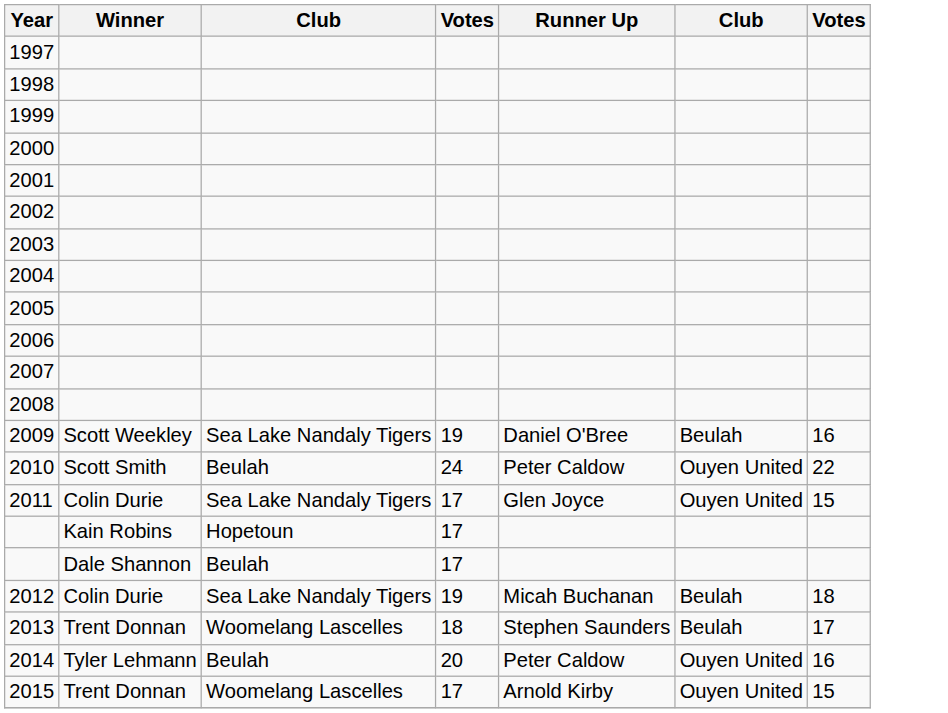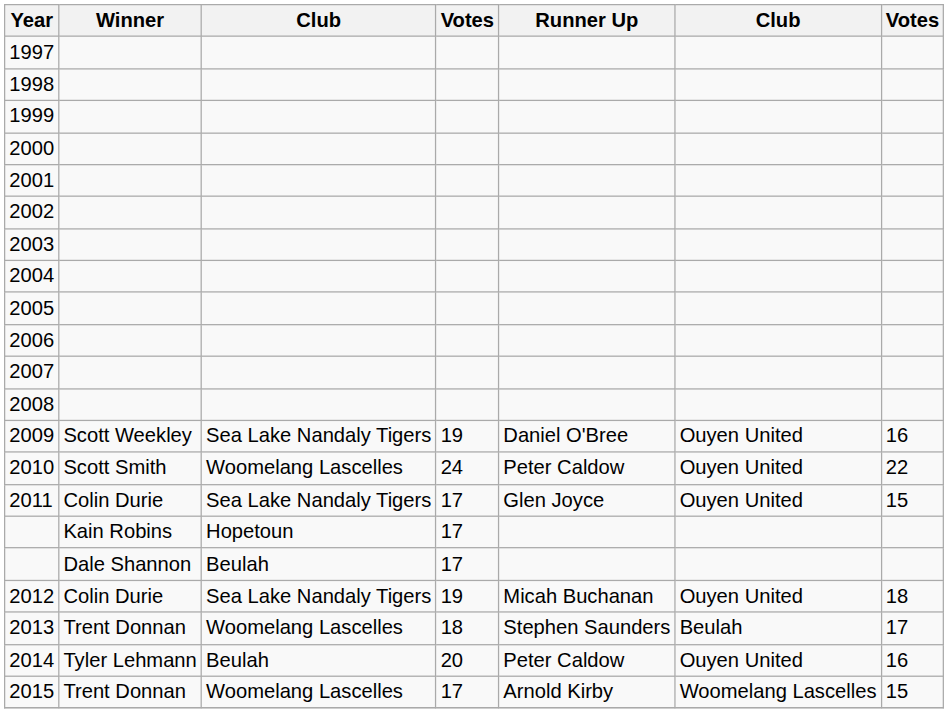(711, 436) Beulah -> (741, 436) Ouyen United
(237, 468) Beulah -> (305, 468) Woomelang Lascelles
(711, 595) Beulah -> (741, 595) Ouyen United
(741, 691) Ouyen United -> (778, 691) Woomelang Lascelles
